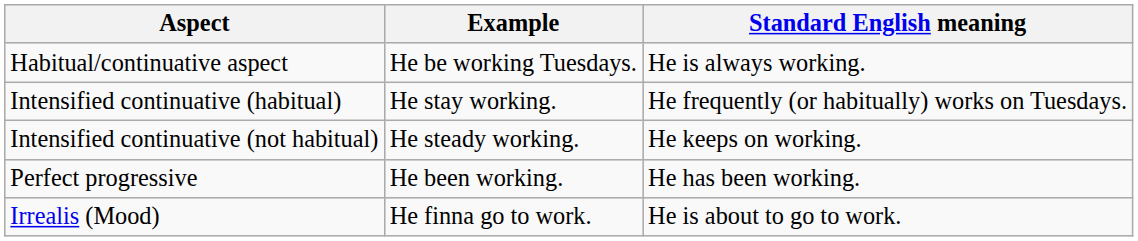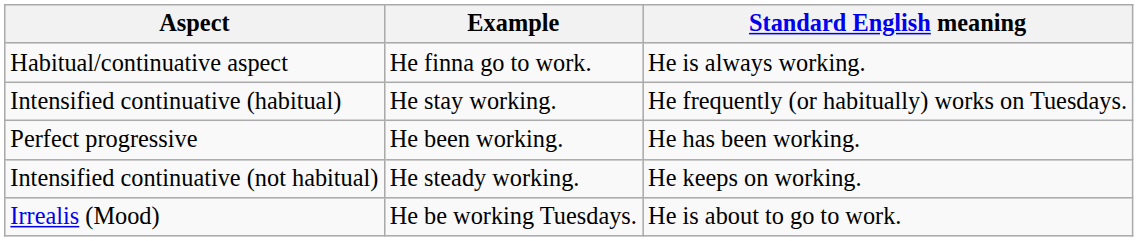(513, 62) He be working Tuesdays. -> (491, 62) He finna go to work.
rows swapped: (194, 139) <-> (104, 178)
(491, 216) He finna go to work. -> (513, 216) He be working Tuesdays.
